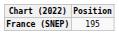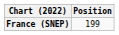(93, 24) 195 -> (93, 24) 199
